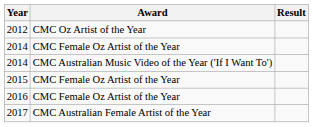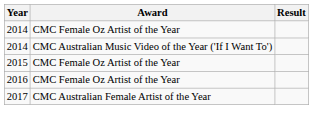- row: (17, 29)
